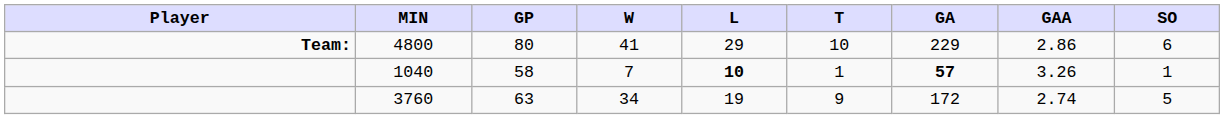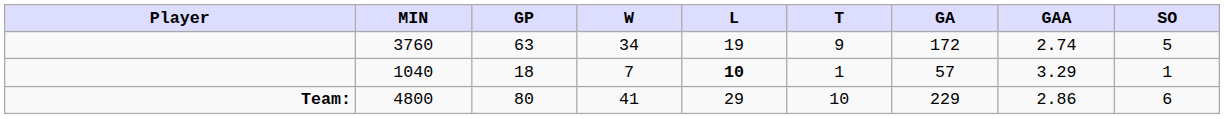rows swapped: (413, 100) <-> (413, 45)
(524, 72) 58 -> (524, 72) 18
(945, 72) bold -> (945, 72) normal
(1056, 72) 3.26 -> (1056, 72) 3.29
